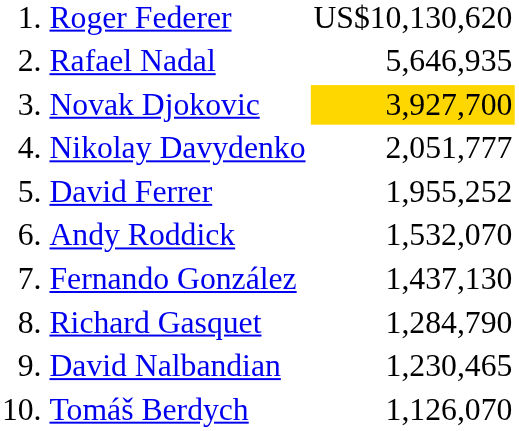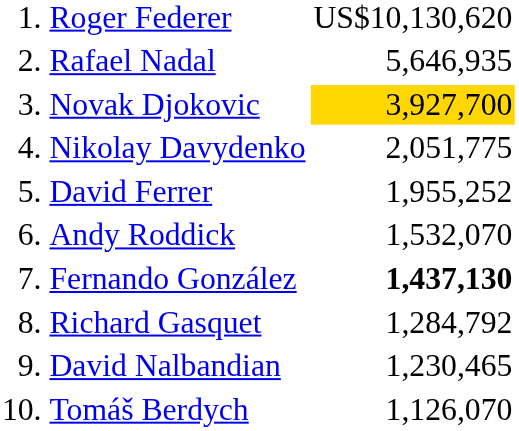(449, 147) 2,051,777 -> (449, 147) 2,051,775
(449, 278) normal -> (449, 278) bold
(449, 322) 1,284,790 -> (449, 322) 1,284,792
